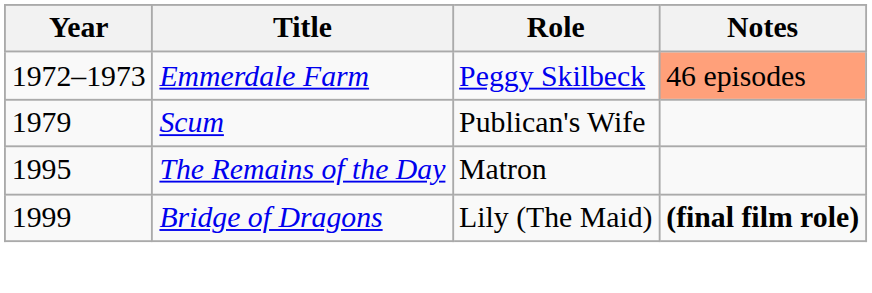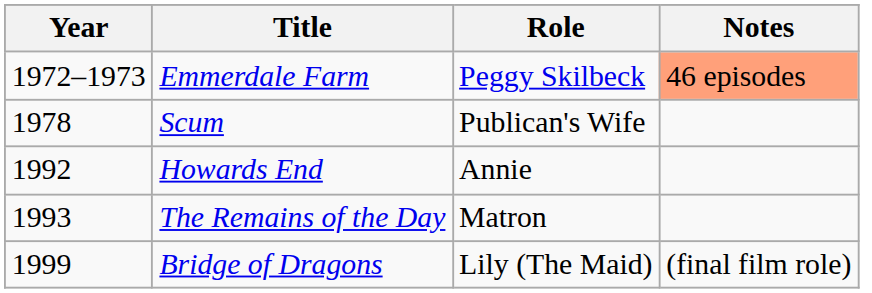(42, 122) 1979 -> (42, 122) 1978
+ row: (241, 169)
(42, 169) 1995 -> (42, 216) 1993
(763, 216) bold -> (759, 264) normal
